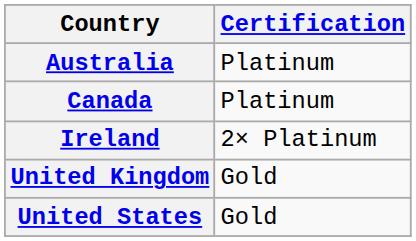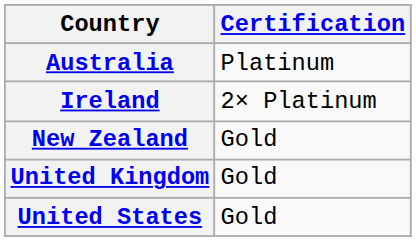- row: (110, 101)
+ row: (110, 140)
